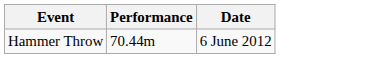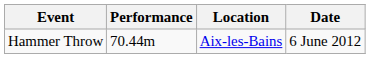+ column: (241, 16)
